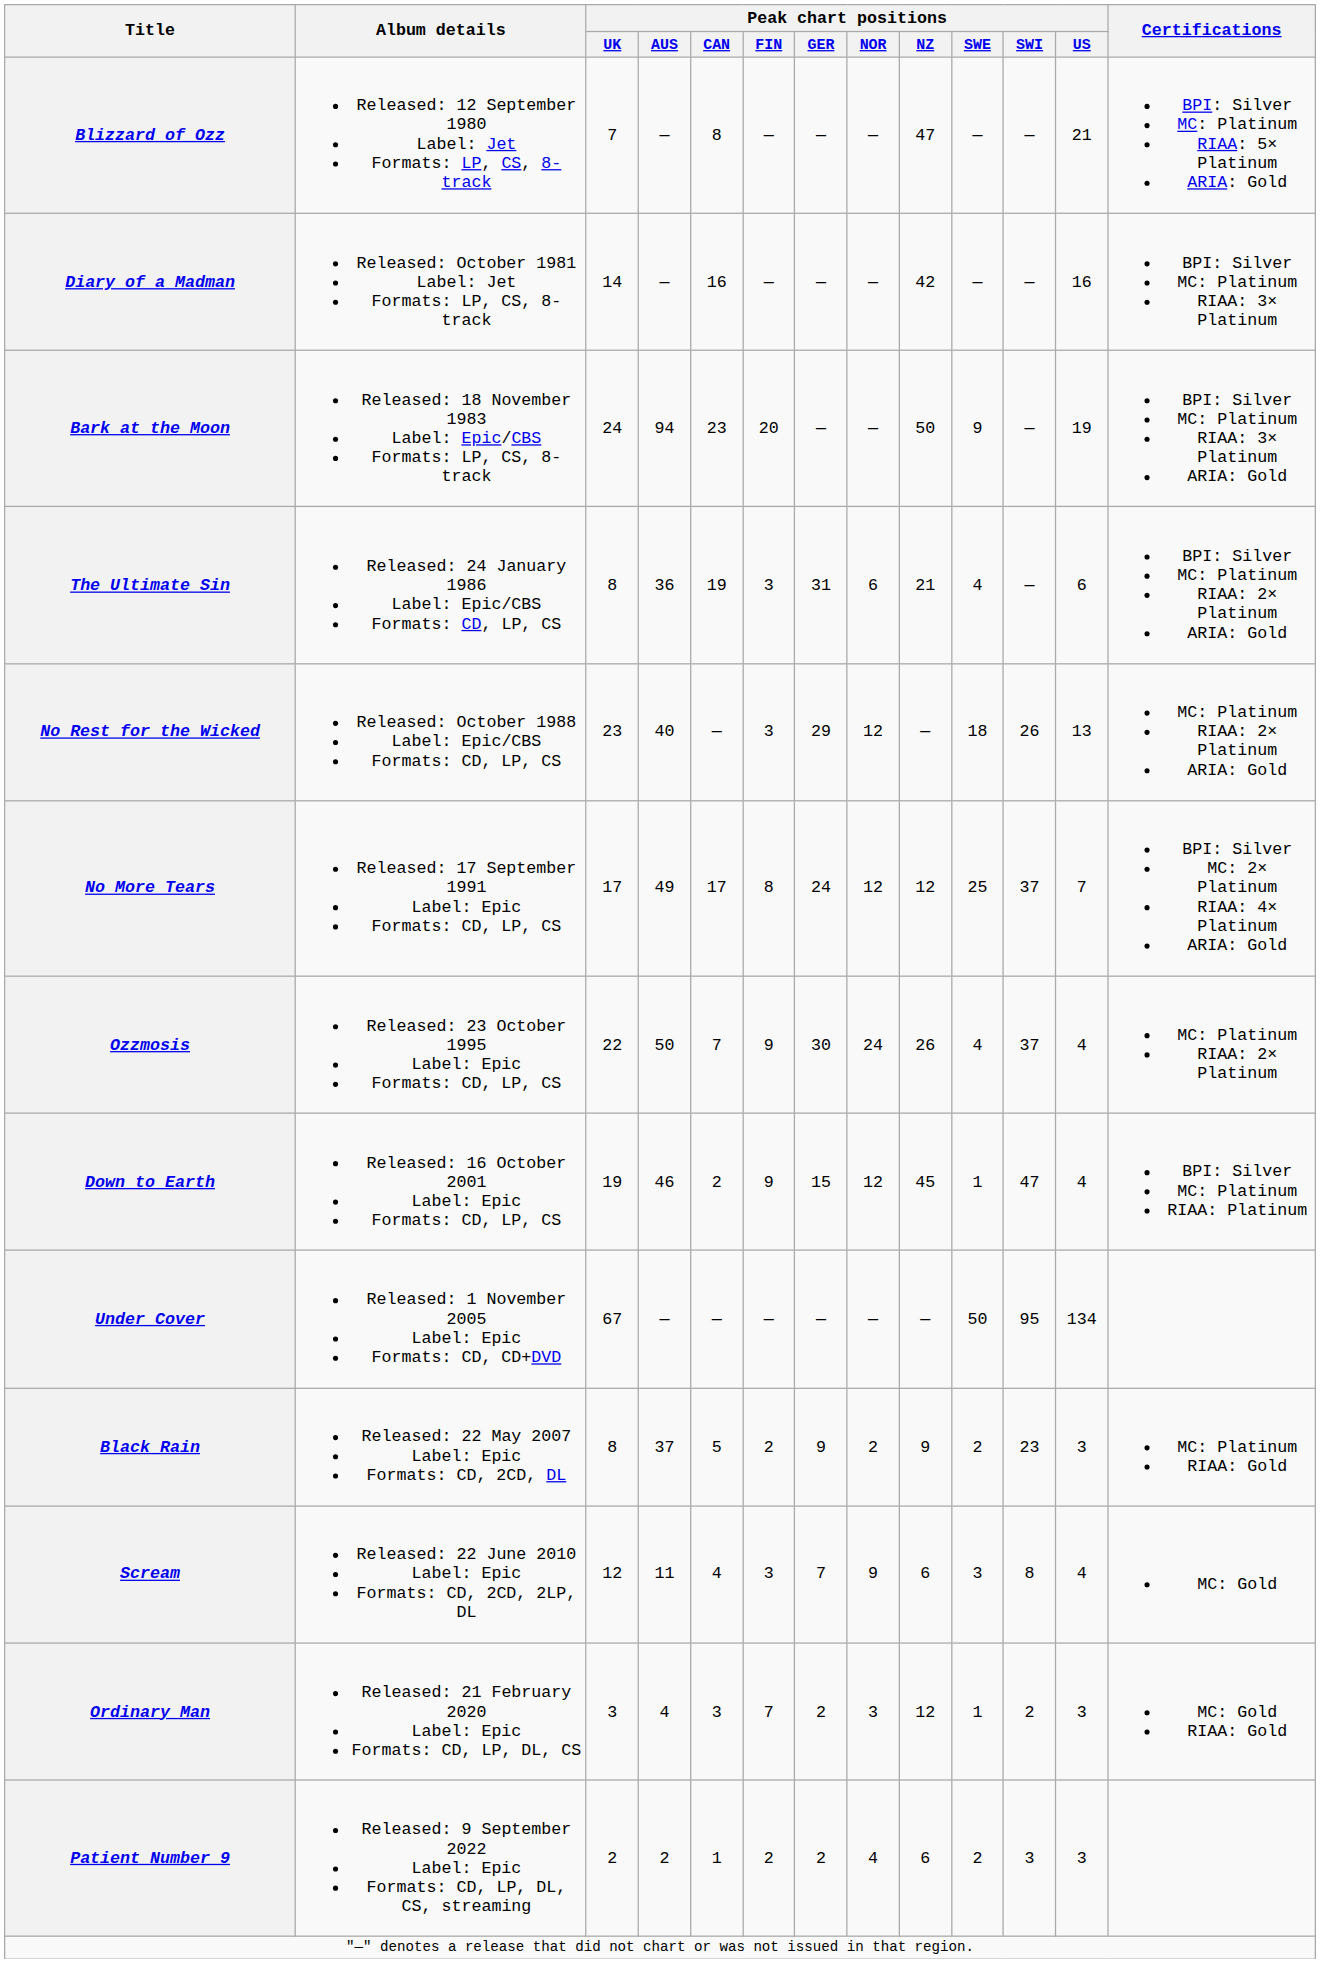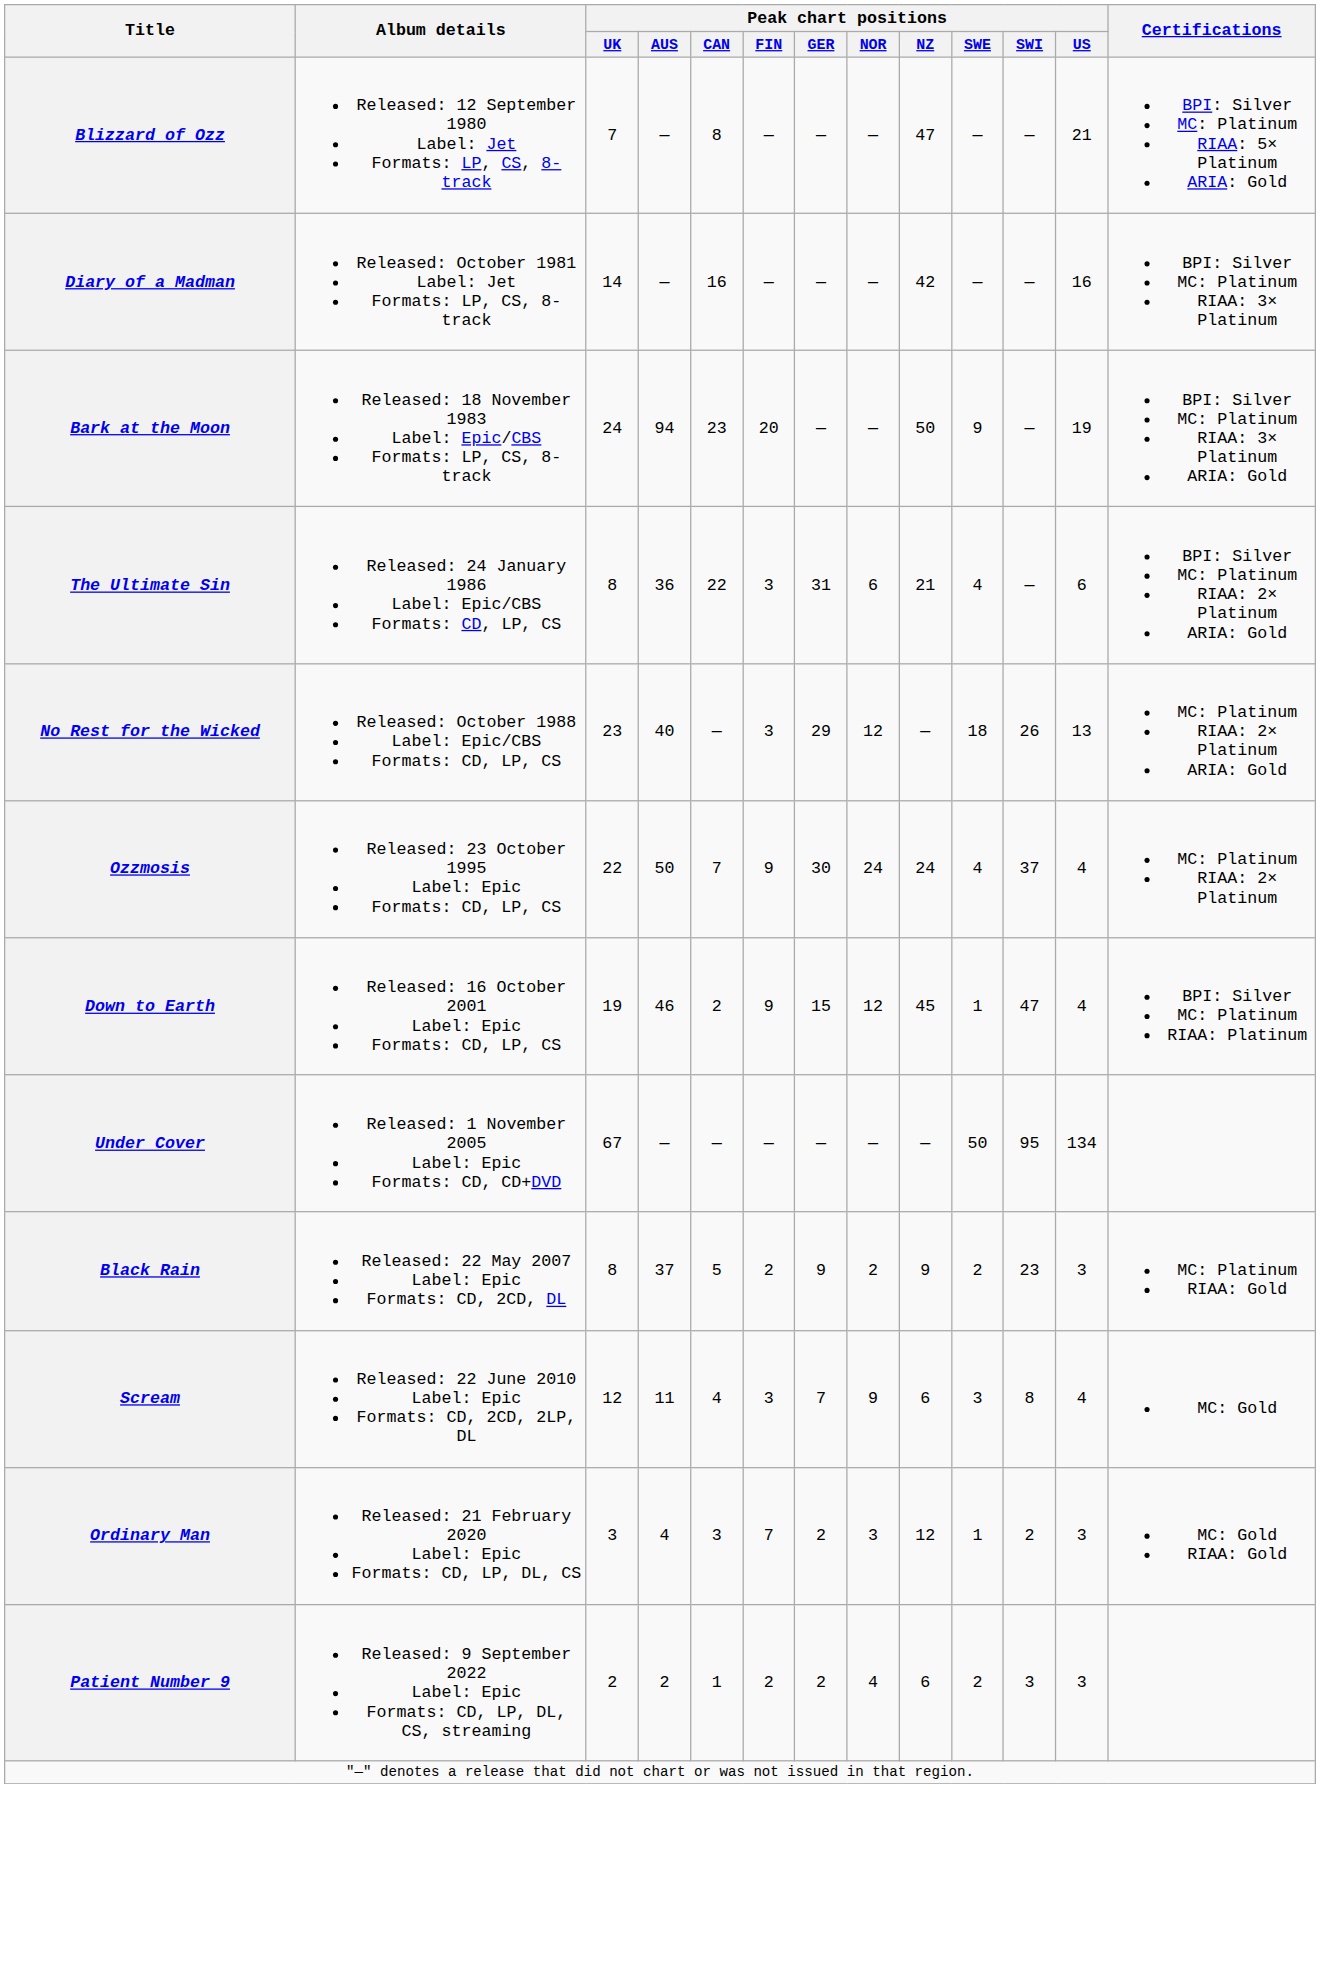(717, 585) 19 -> (717, 585) 22
- row: (150, 888)
(925, 1045) 26 -> (925, 869) 24
